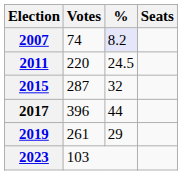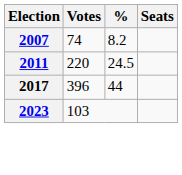(117, 39) lavender background -> (117, 39) no background
- row: (34, 87)
- row: (34, 134)
